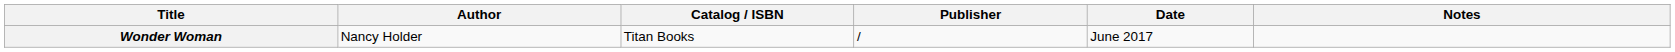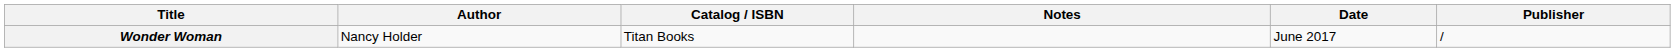columns swapped: (971, 15) <-> (1462, 15)
